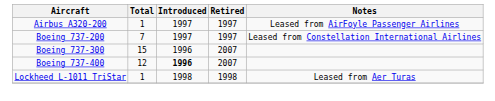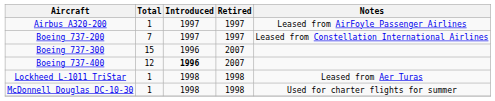+ row: (70, 90)
